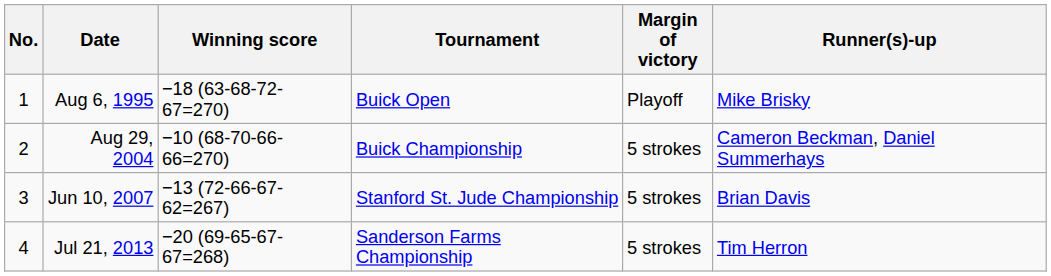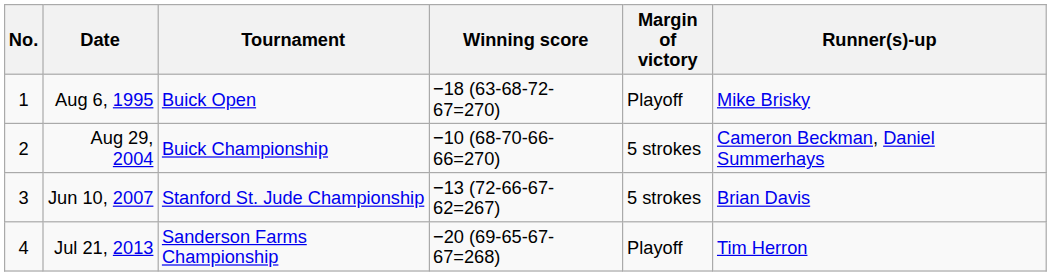columns swapped: (487, 40) <-> (255, 40)
(664, 247) 5 strokes -> (655, 247) Playoff
